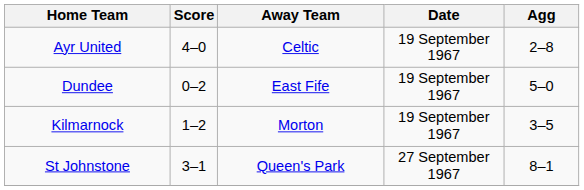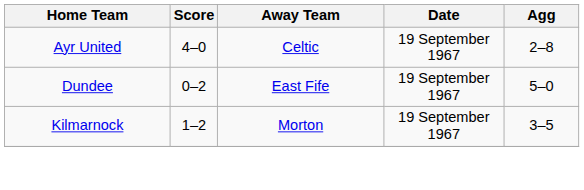- row: (87, 165)
